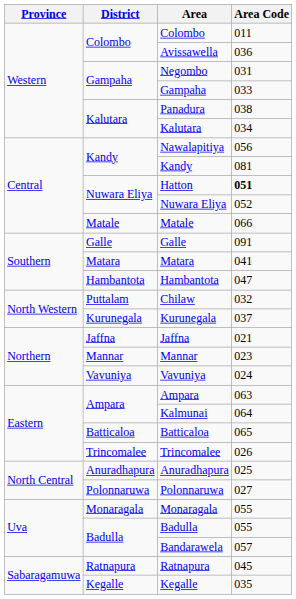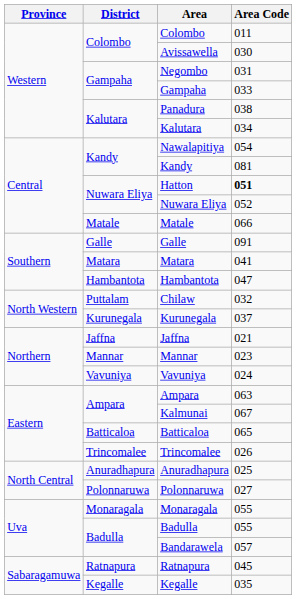(243, 52) 036 -> (243, 52) 030
(243, 147) 056 -> (243, 147) 054
(243, 413) 064 -> (243, 413) 067
